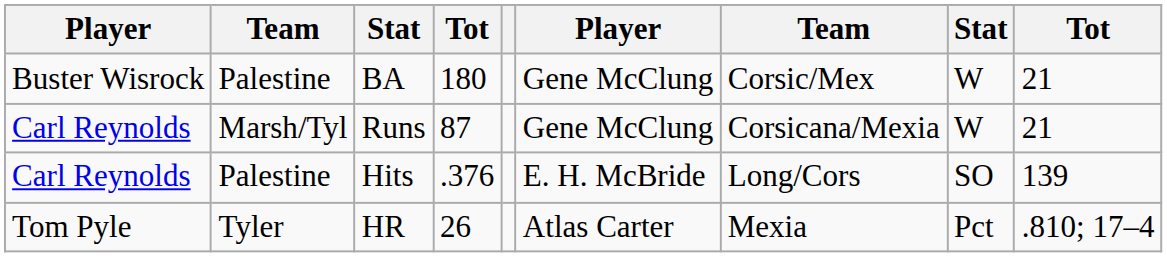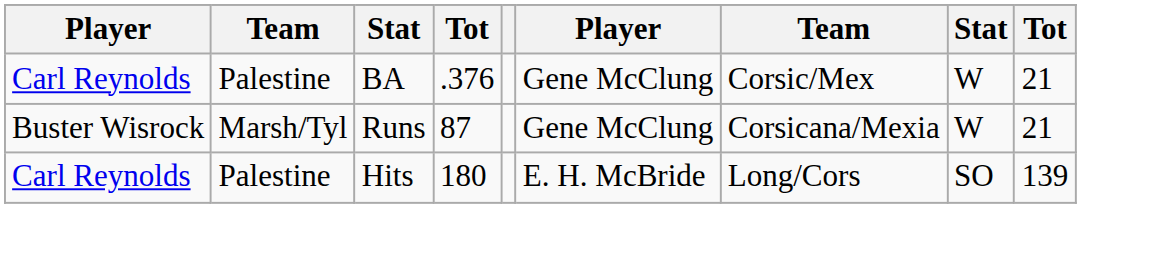(108, 78) Buster Wisrock -> (101, 78) Carl Reynolds
(463, 78) 180 -> (467, 78) .376
(101, 127) Carl Reynolds -> (108, 127) Buster Wisrock
(467, 176) .376 -> (463, 176) 180
- row: (383, 226)
